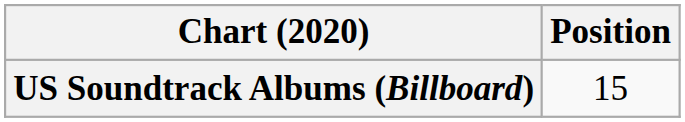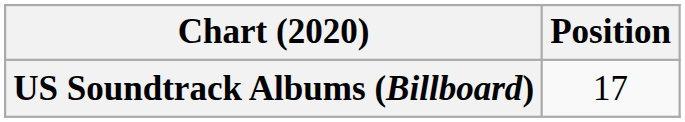(611, 87) 15 -> (611, 87) 17
